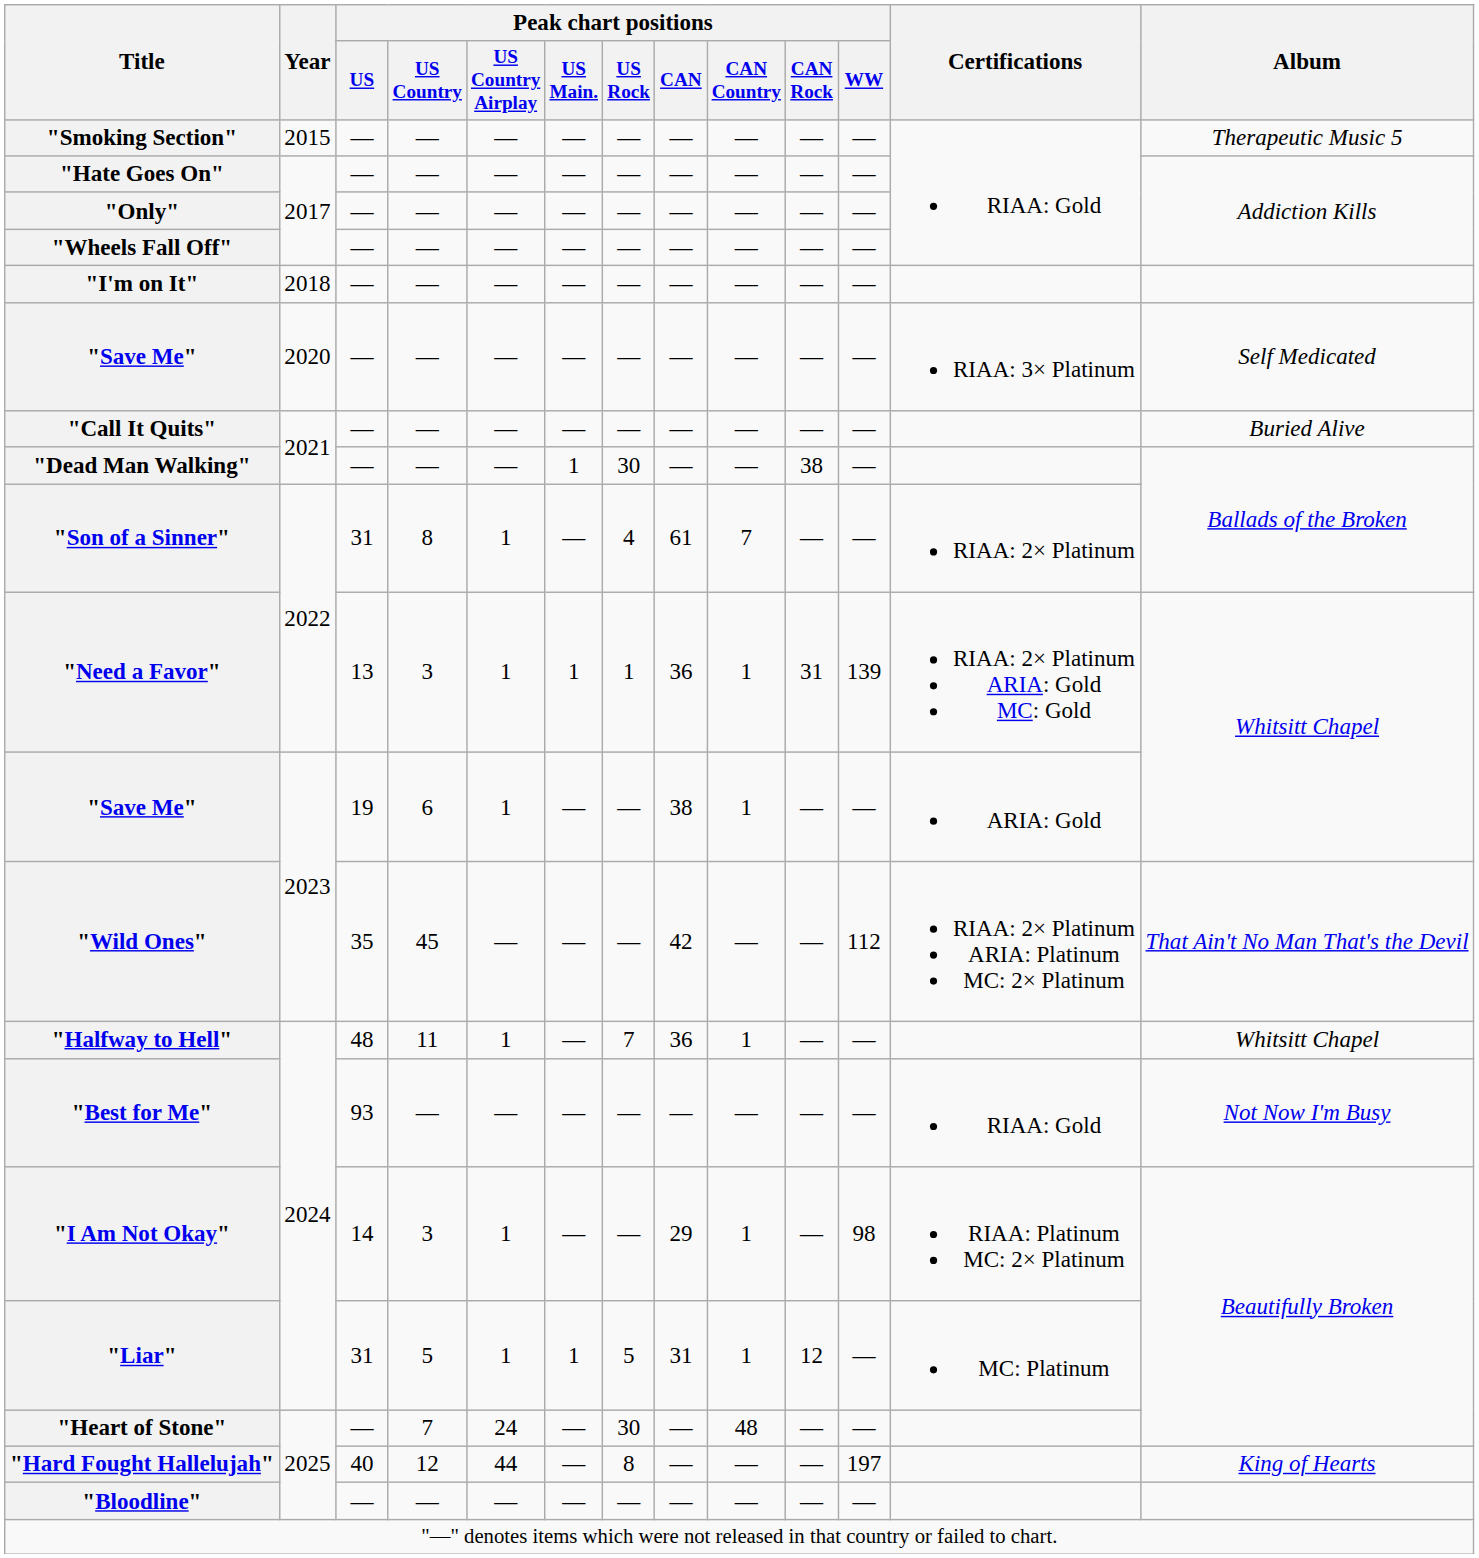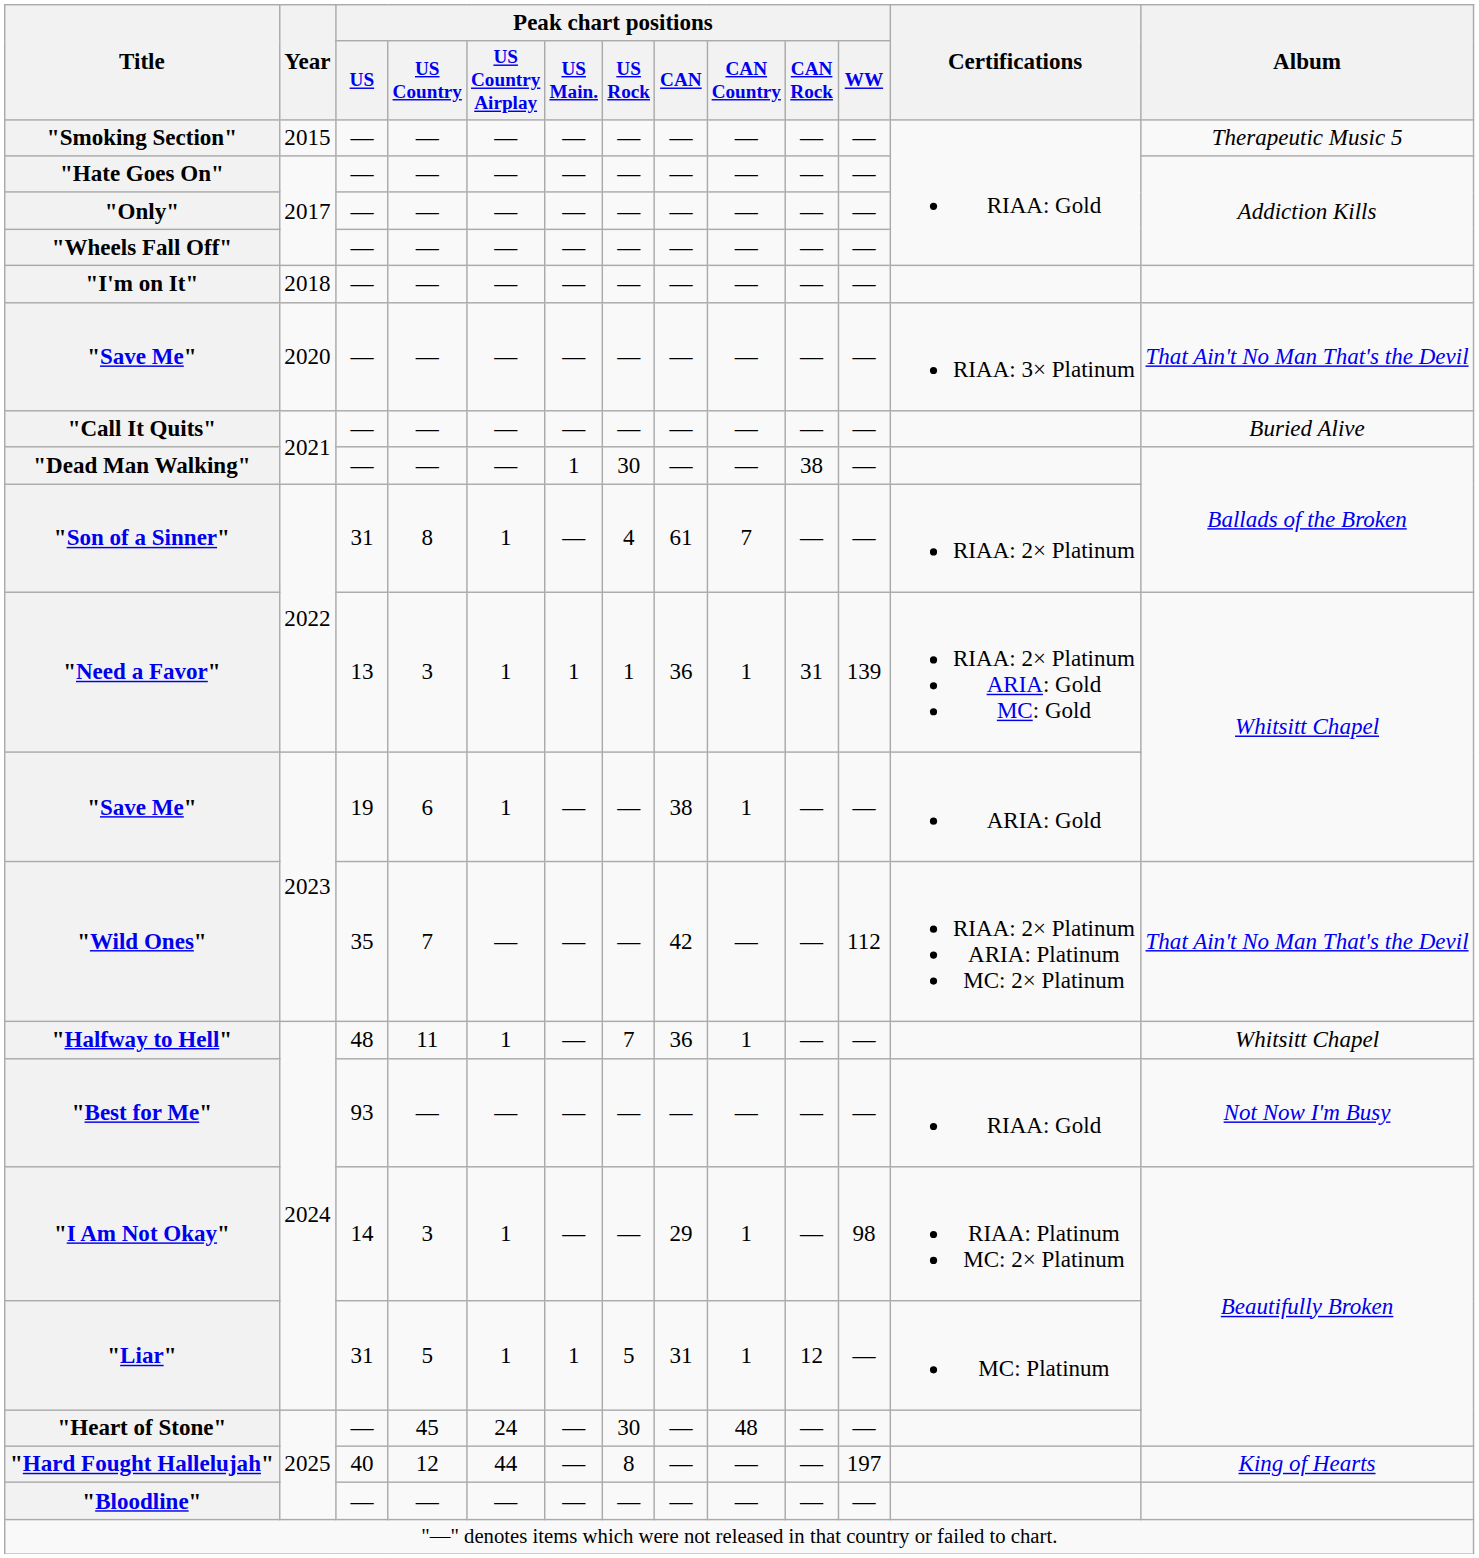(1307, 356) Self Medicated -> (1307, 356) That Ain't No Man That's the Devil
(427, 941) 45 -> (427, 941) 7
(427, 1427) 7 -> (427, 1427) 45
